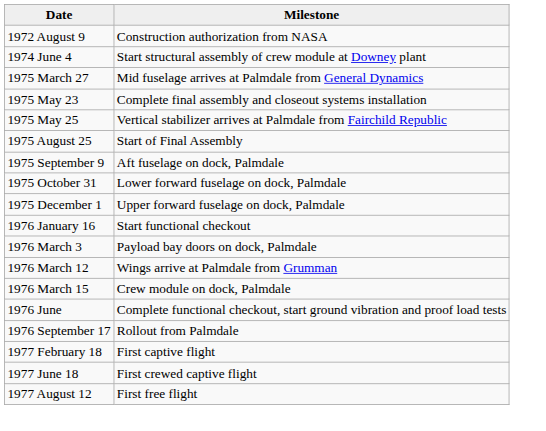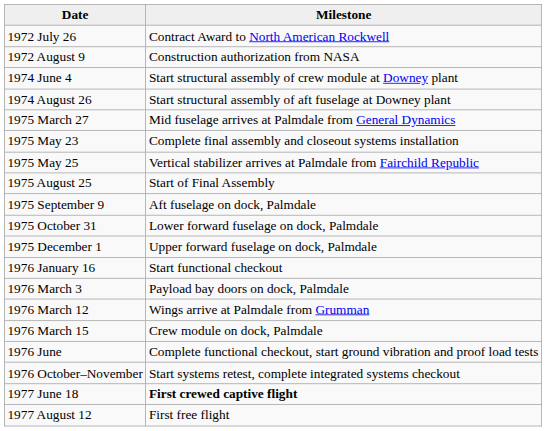+ row: (42, 36)
+ row: (50, 99)
- row: (59, 330)
+ row: (75, 373)
- row: (55, 352)
(187, 373) normal -> (223, 394) bold
